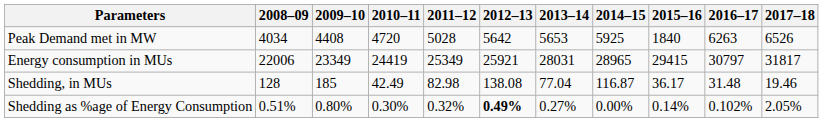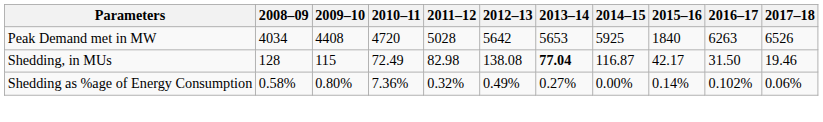- row: (90, 60)
(326, 83) 185 -> (326, 60) 115
(388, 83) 42.49 -> (388, 60) 72.49
(555, 83) normal -> (555, 60) bold
(668, 83) 36.17 -> (668, 60) 42.17
(725, 83) 31.48 -> (725, 60) 31.50
(277, 106) 0.51% -> (277, 83) 0.58%
(390, 106) 0.30% -> (390, 83) 7.36%
(502, 106) bold -> (501, 83) normal
(783, 106) 2.05% -> (783, 83) 0.06%
